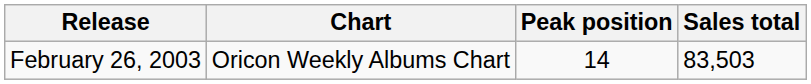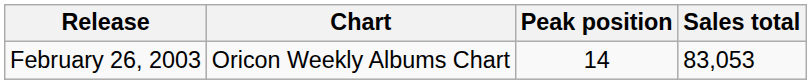(719, 60) 83,503 -> (719, 60) 83,053
